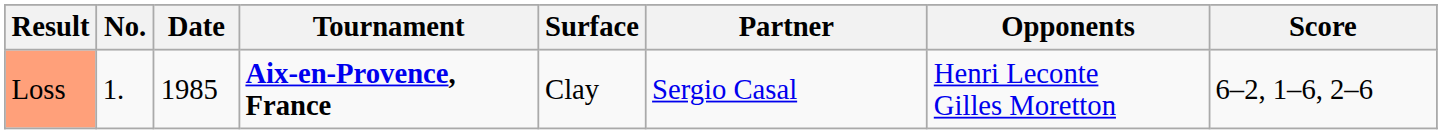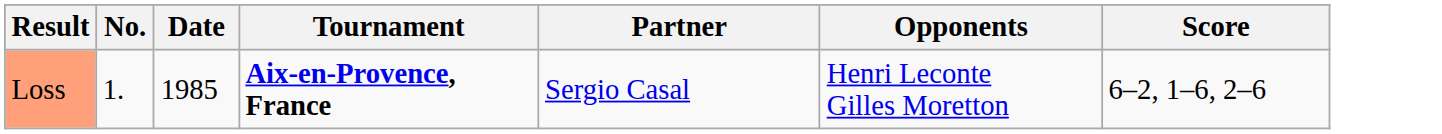- column: (592, 27)
